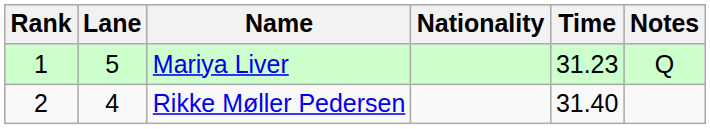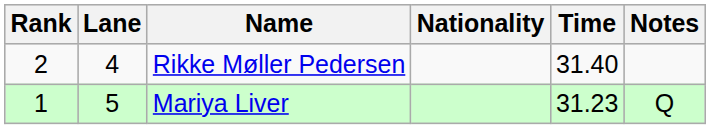rows swapped: (221, 63) <-> (279, 103)
